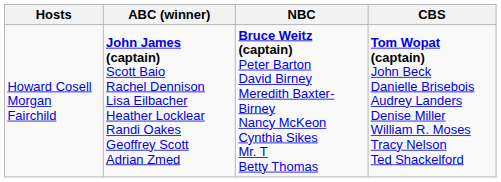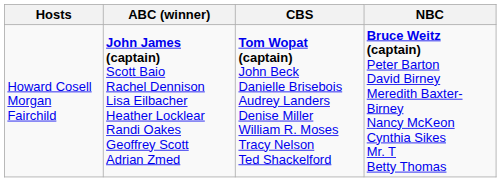columns swapped: (432, 14) <-> (302, 14)
